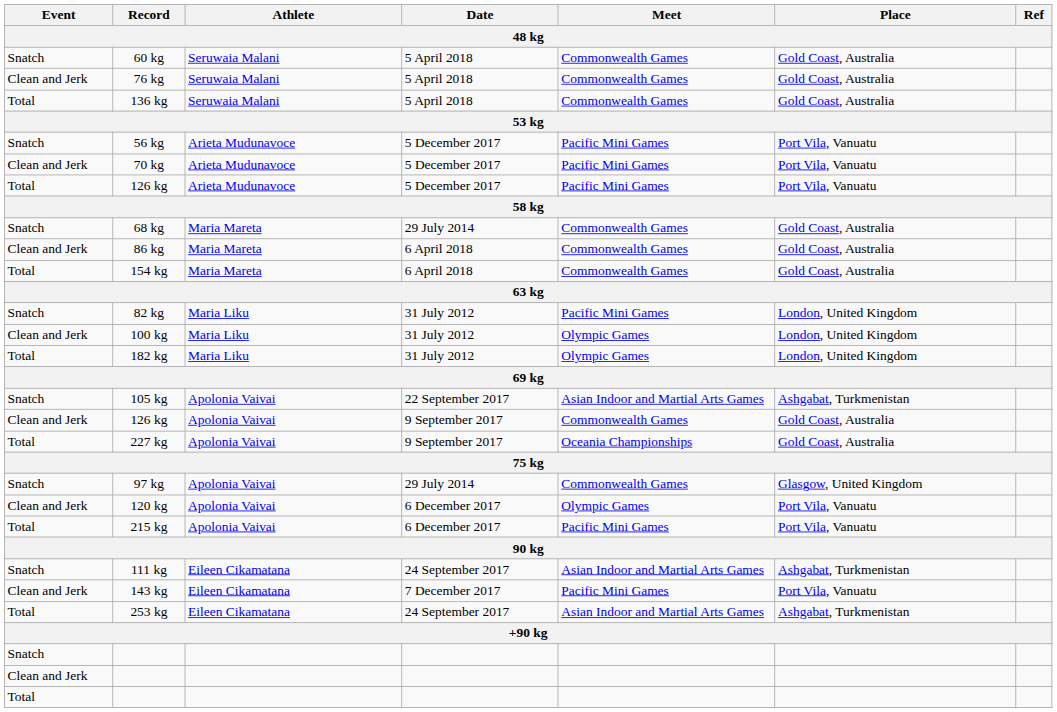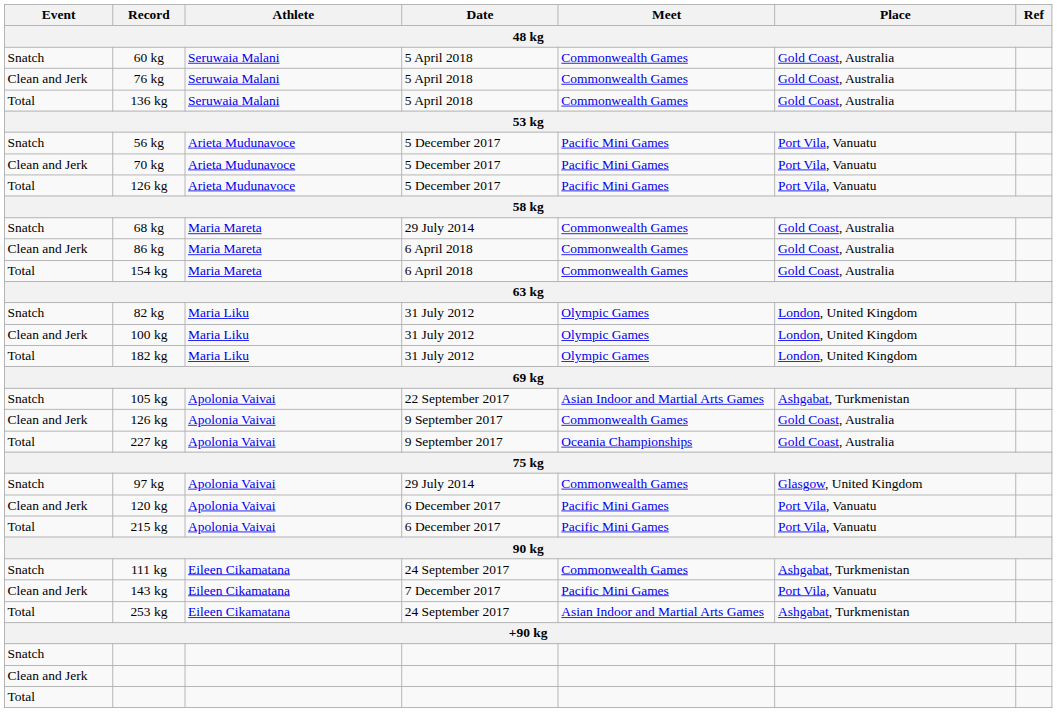(615, 313) Pacific Mini Games -> (605, 313) Olympic Games
(605, 505) Olympic Games -> (615, 505) Pacific Mini Games
(663, 569) Asian Indoor and Martial Arts Games -> (625, 569) Commonwealth Games
